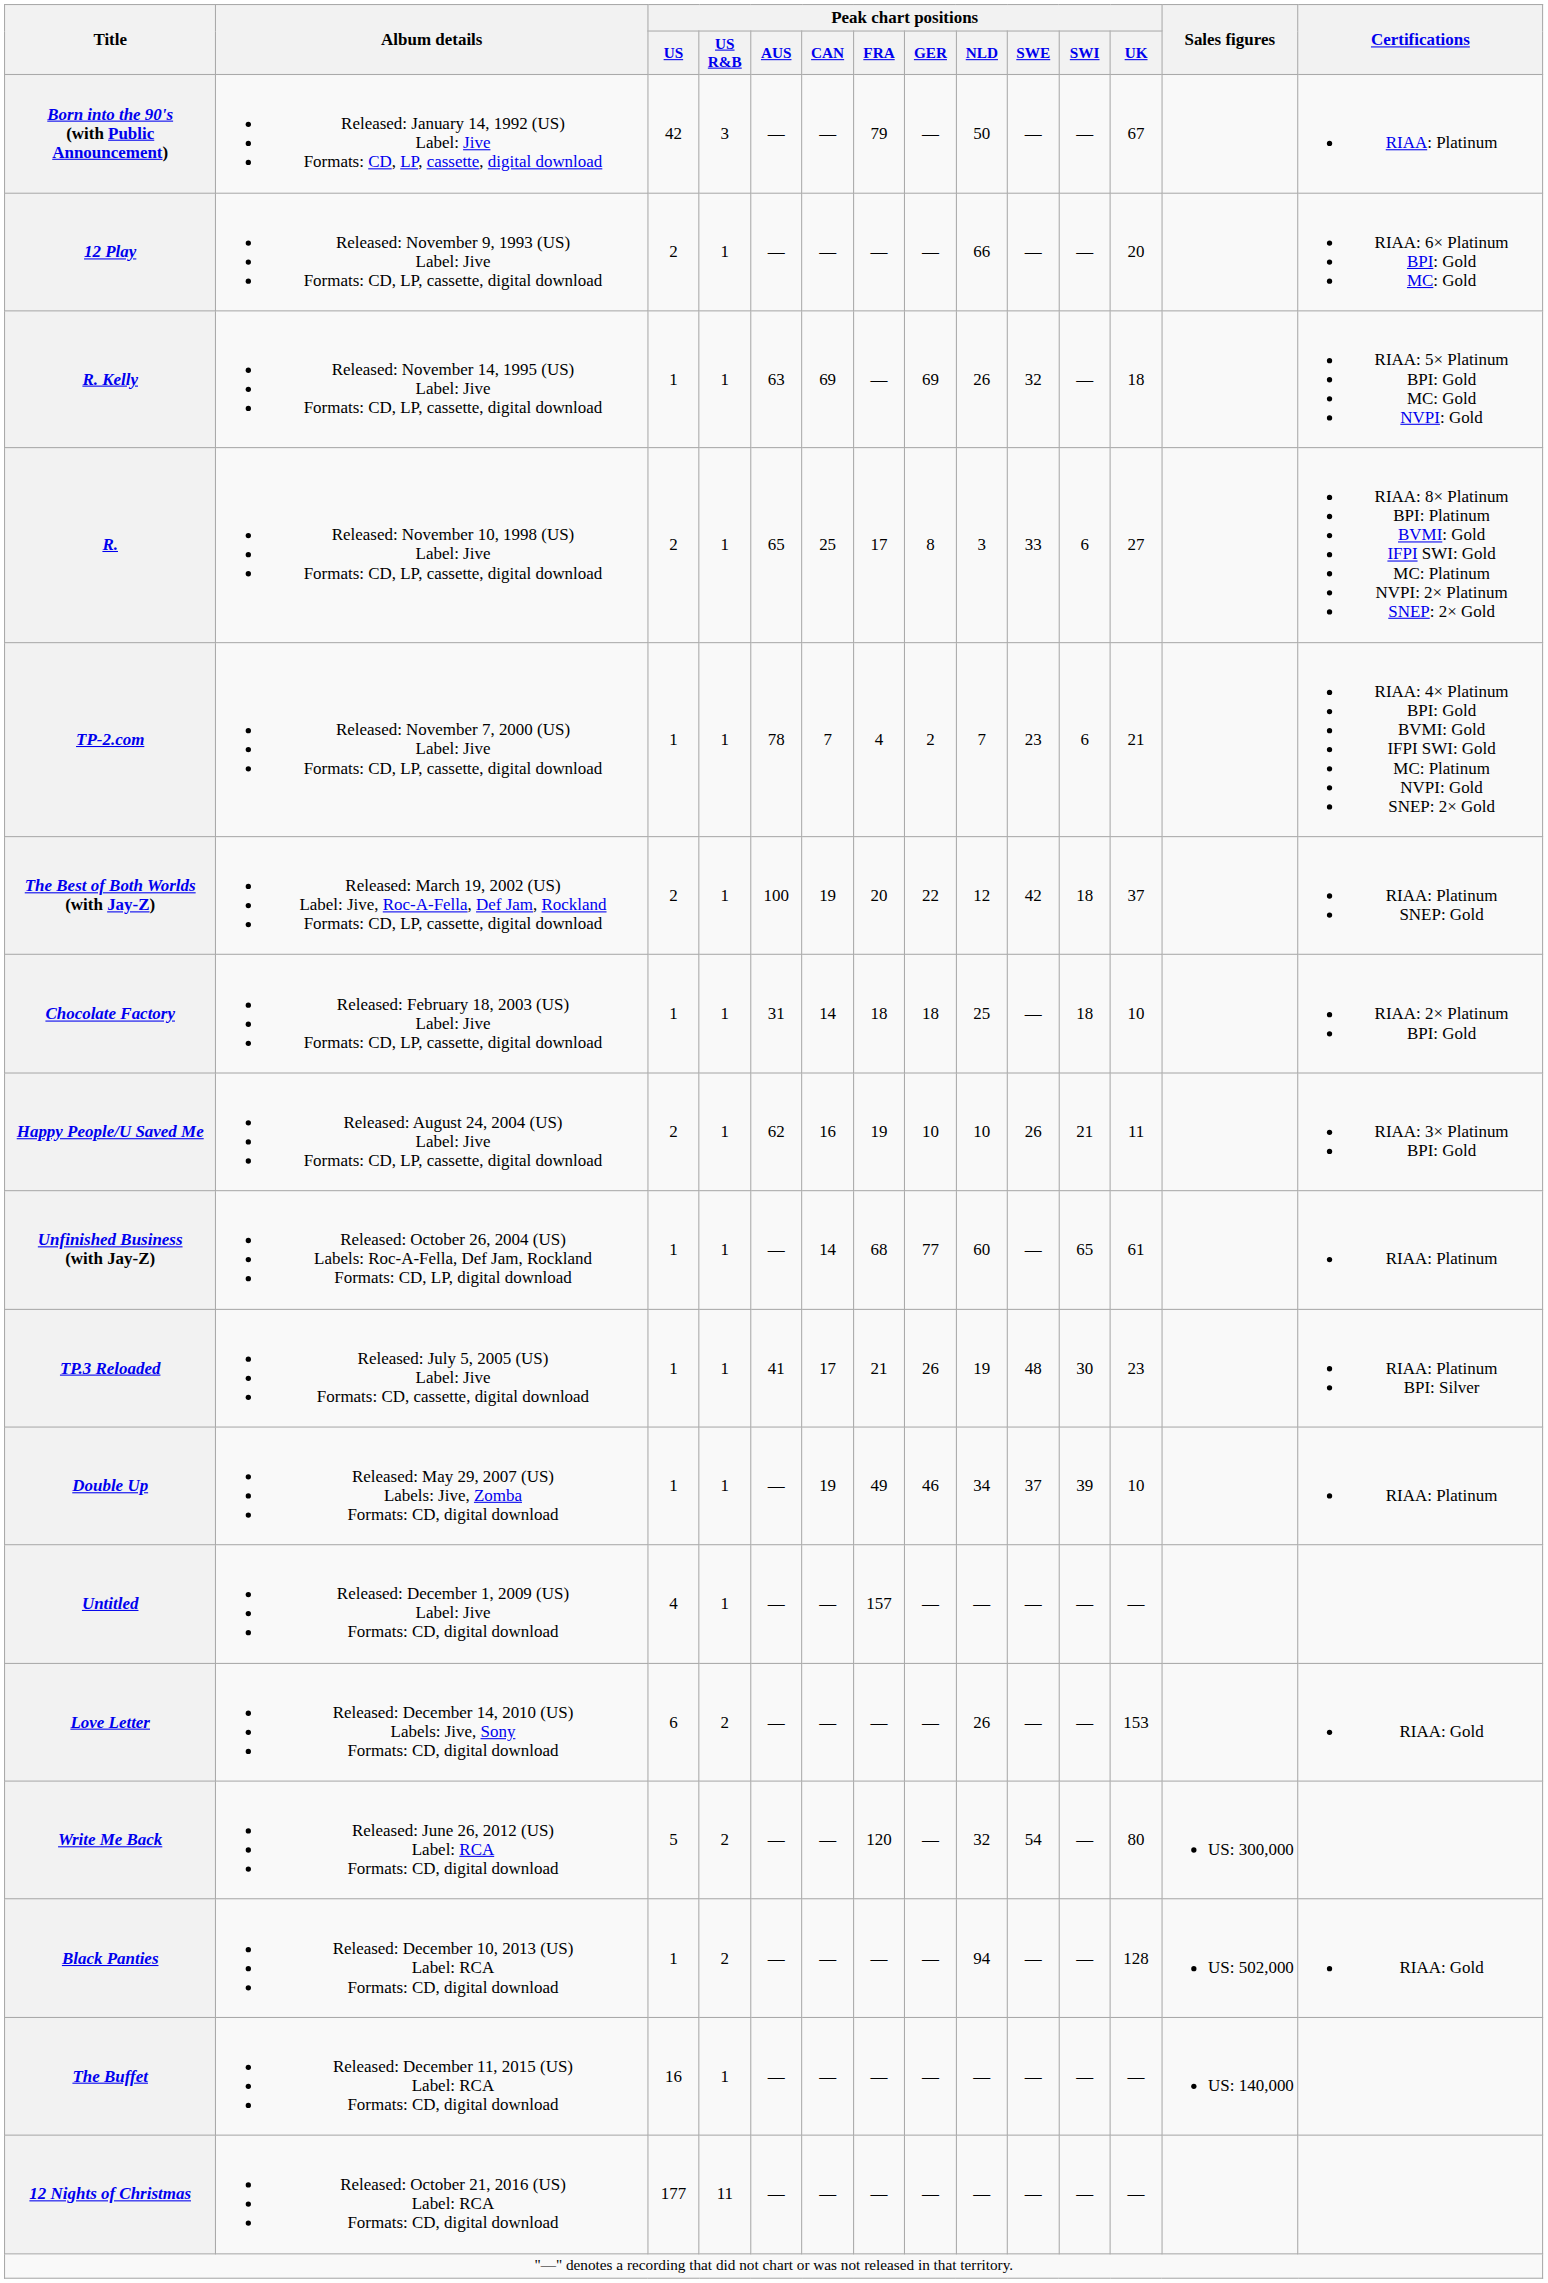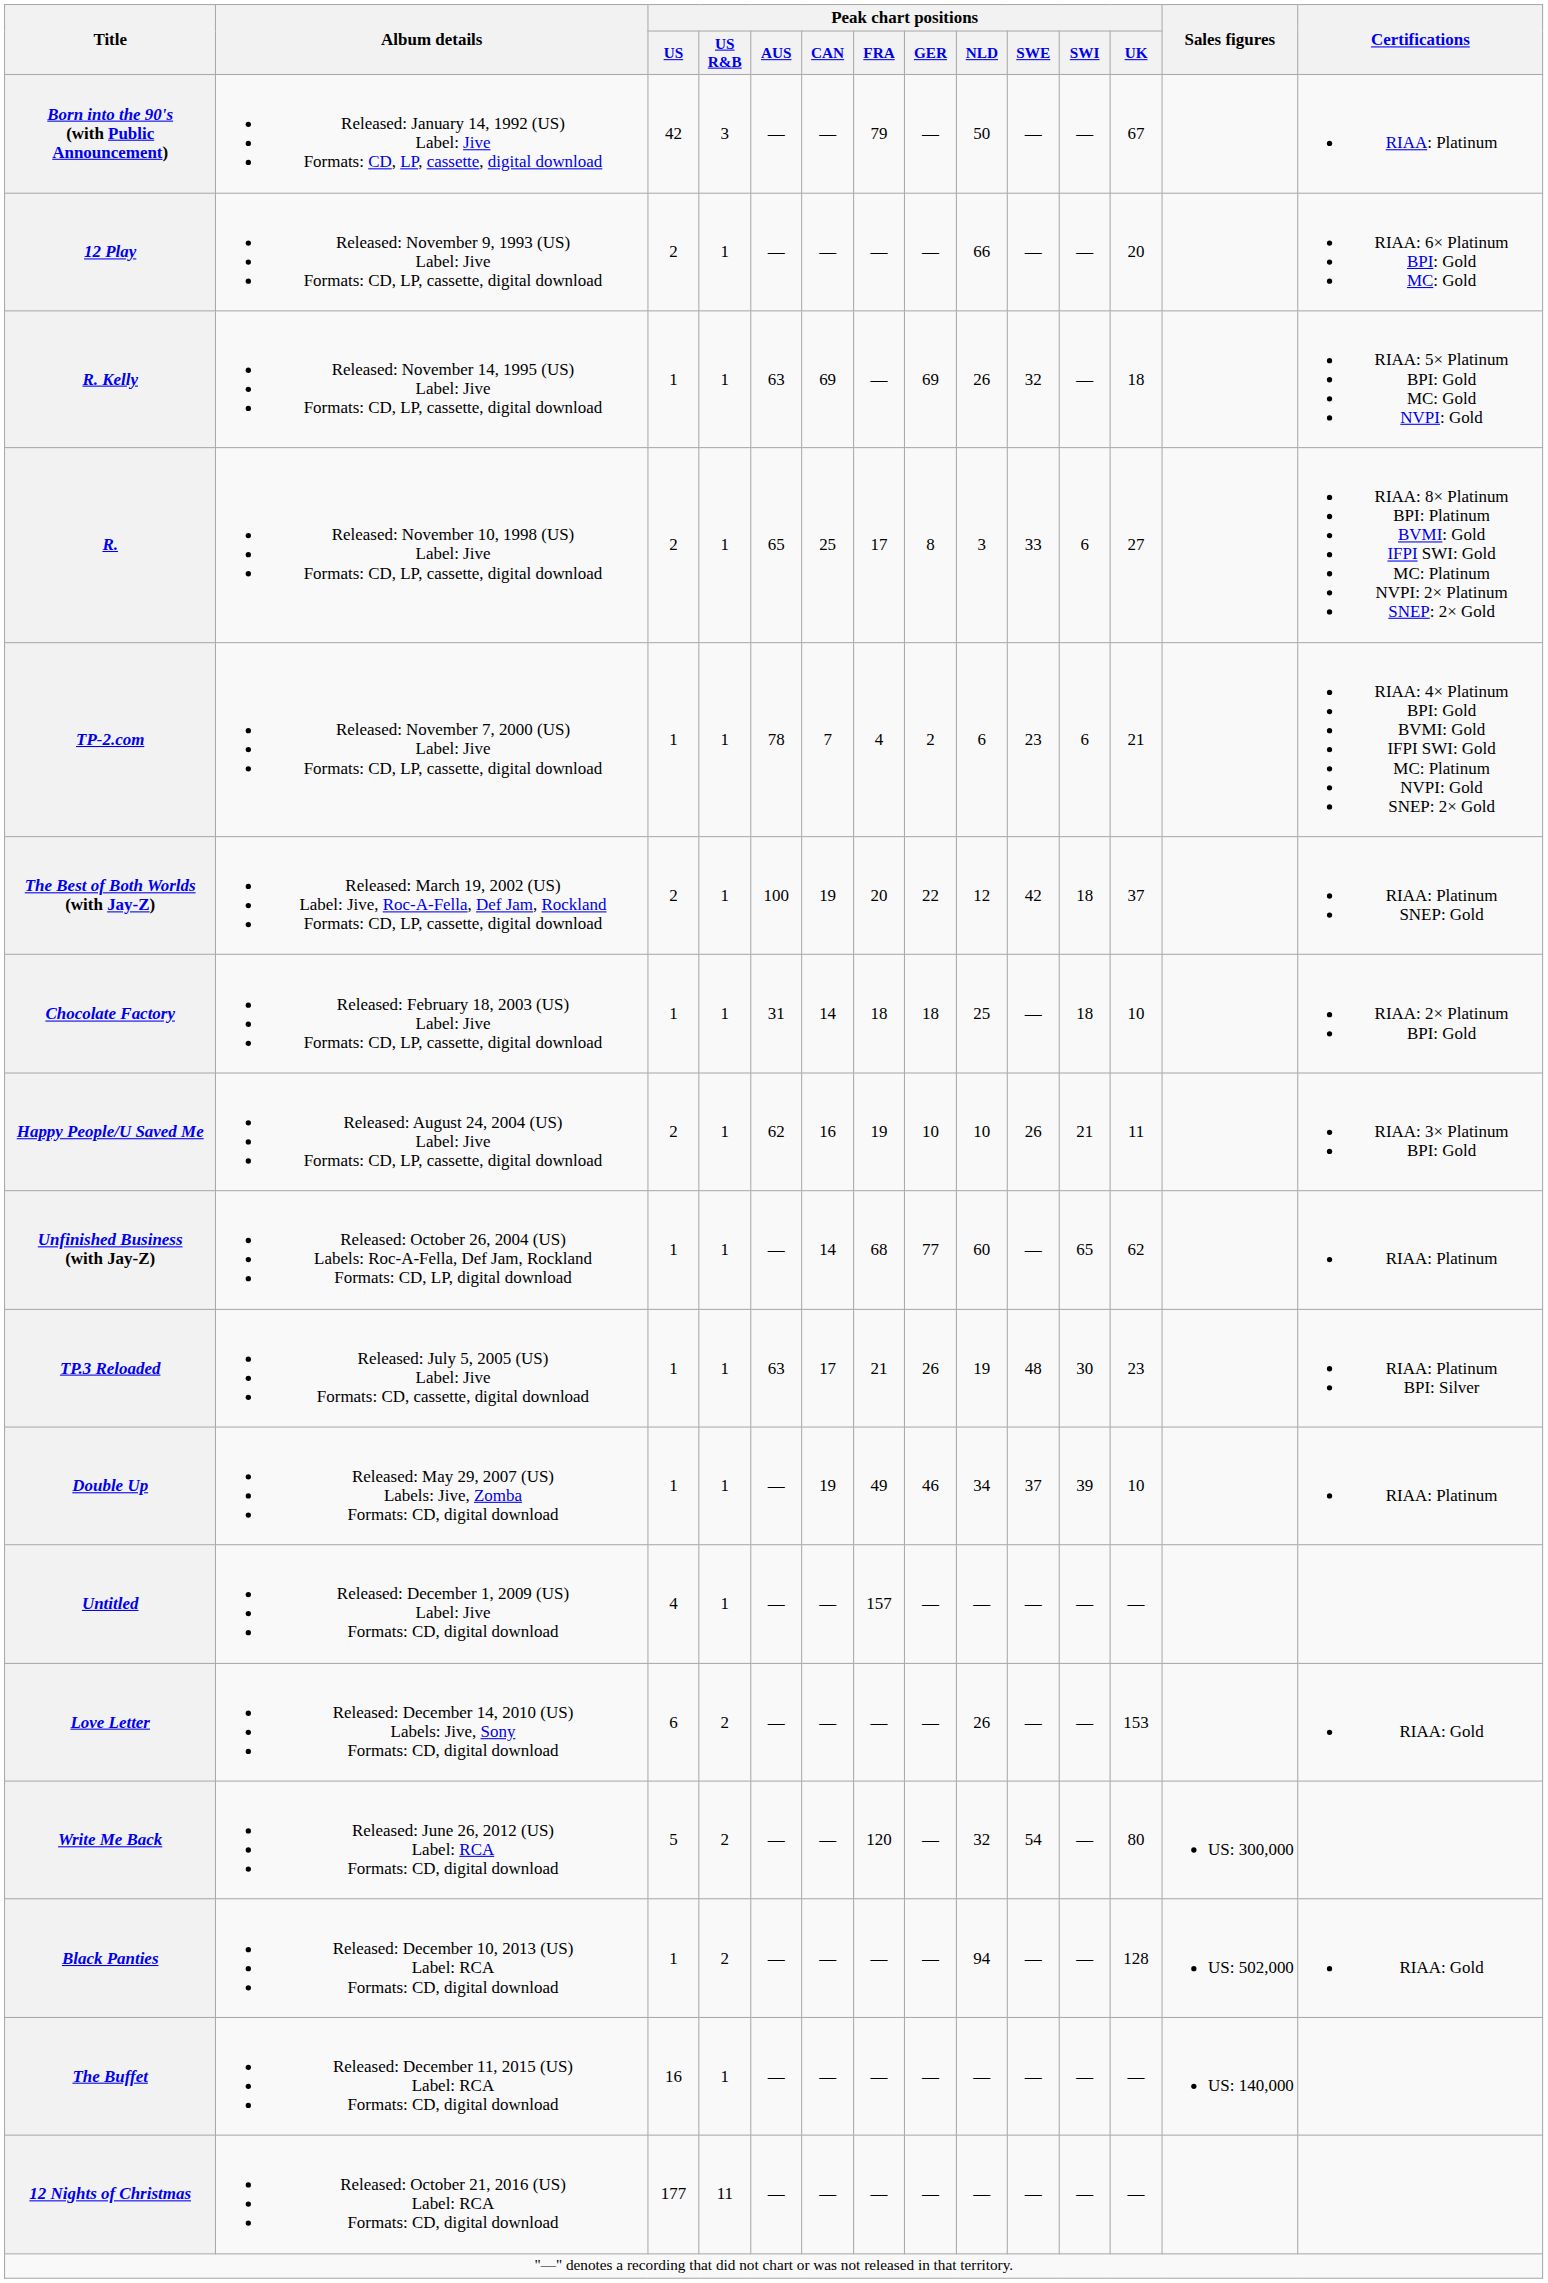(982, 739) 7 -> (982, 739) 6
(1136, 1249) 61 -> (1136, 1249) 62
(776, 1367) 41 -> (776, 1367) 63
